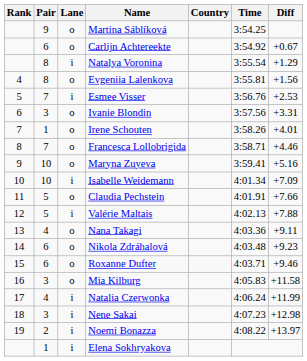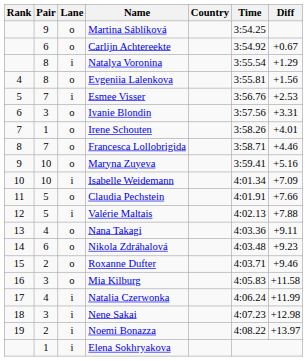(46, 264) 6 -> (46, 264) 2
